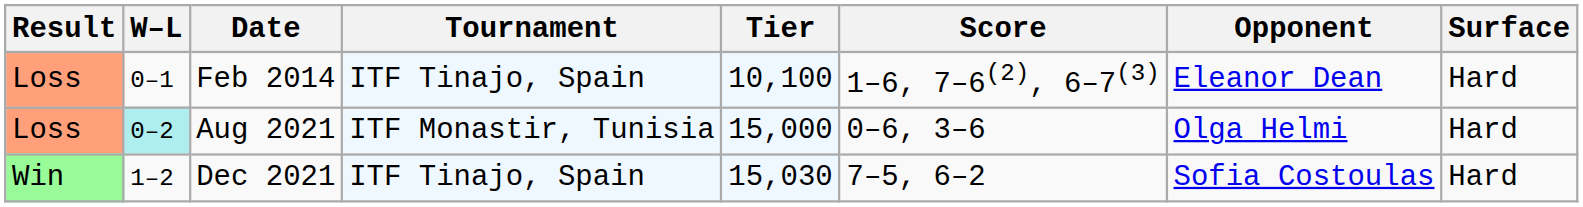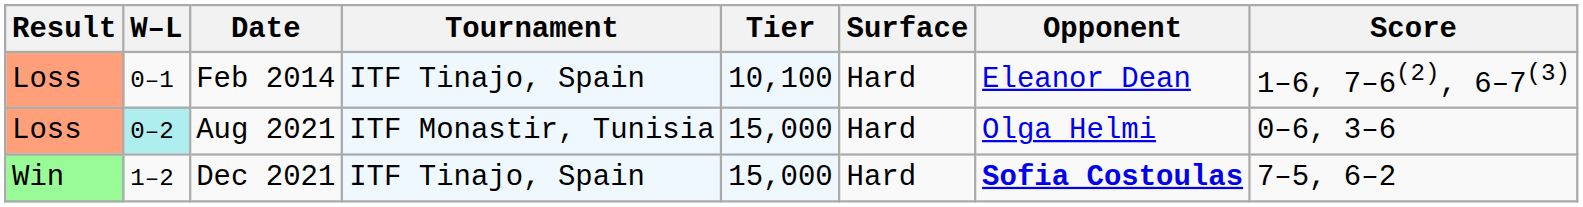columns swapped: (1509, 29) <-> (1003, 29)
(781, 178) 15,030 -> (781, 178) 15,000
(1304, 178) normal -> (1113, 178) bold
